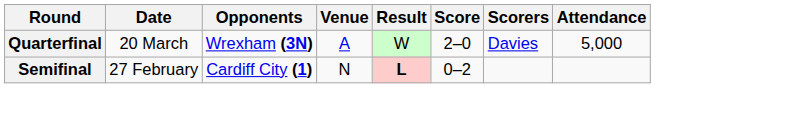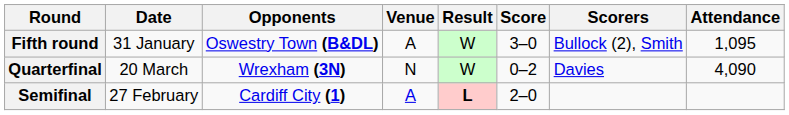+ row: (55, 43)
(344, 43) A -> (410, 69) N
(457, 43) 2–0 -> (523, 69) 0–2
(602, 43) 5,000 -> (735, 69) 4,090
(344, 69) N -> (410, 95) A
(457, 69) 0–2 -> (523, 95) 2–0
